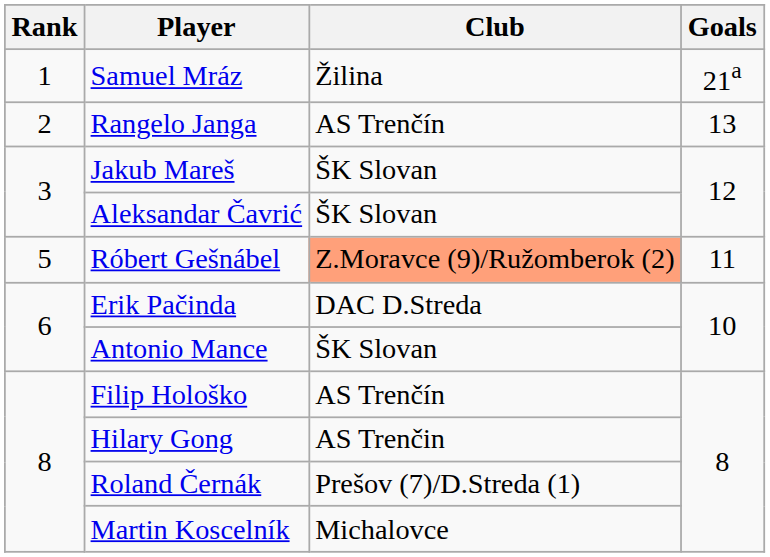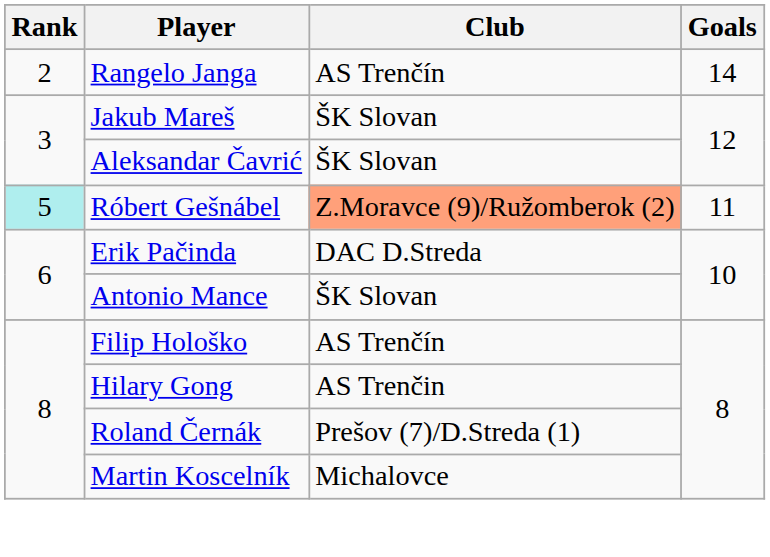- row: (166, 75)
(722, 124) 13 -> (722, 71) 14
(44, 259) no background -> (44, 206) paleturquoise background
